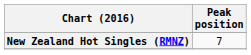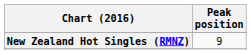(219, 41) 7 -> (219, 41) 9
